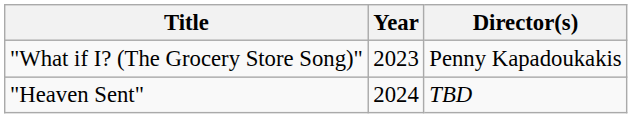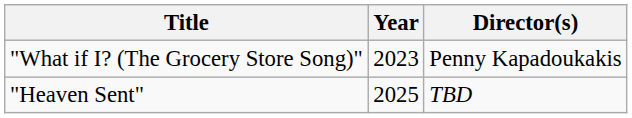(396, 94) 2024 -> (396, 94) 2025
